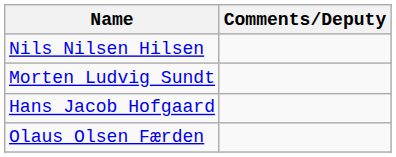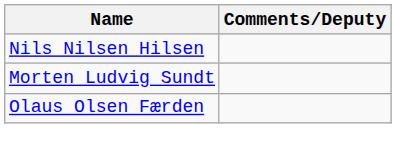- row: (112, 108)
